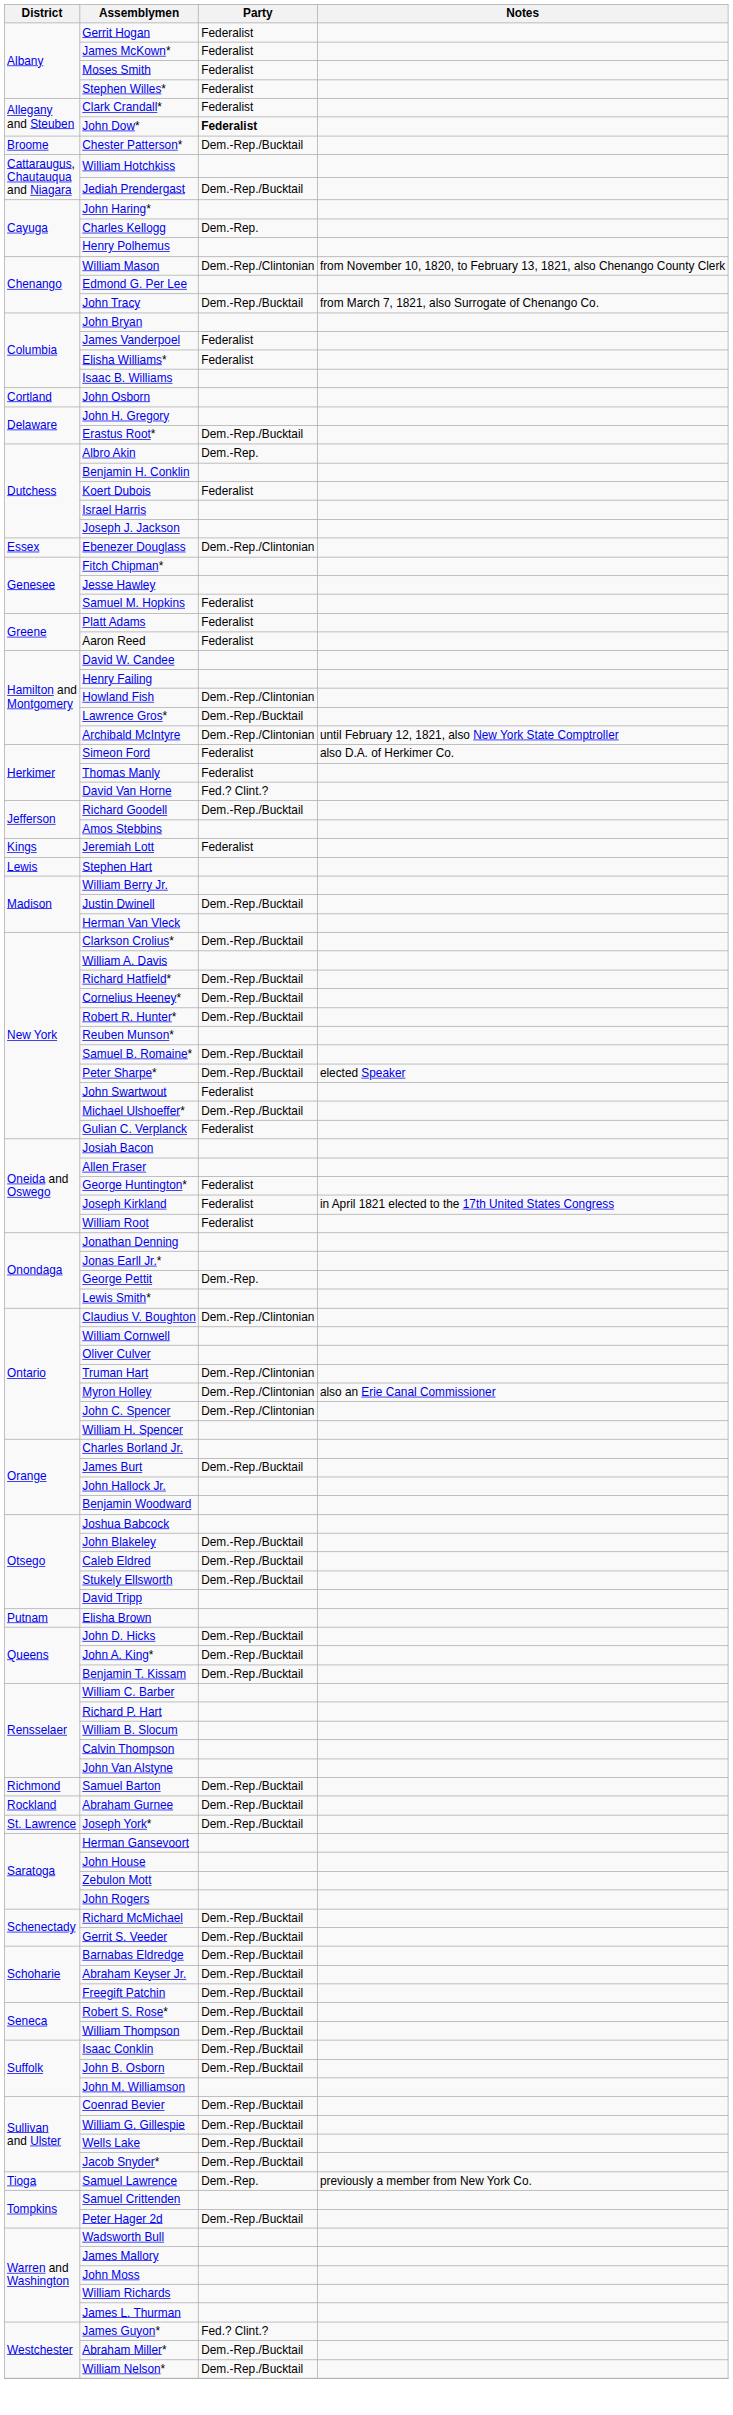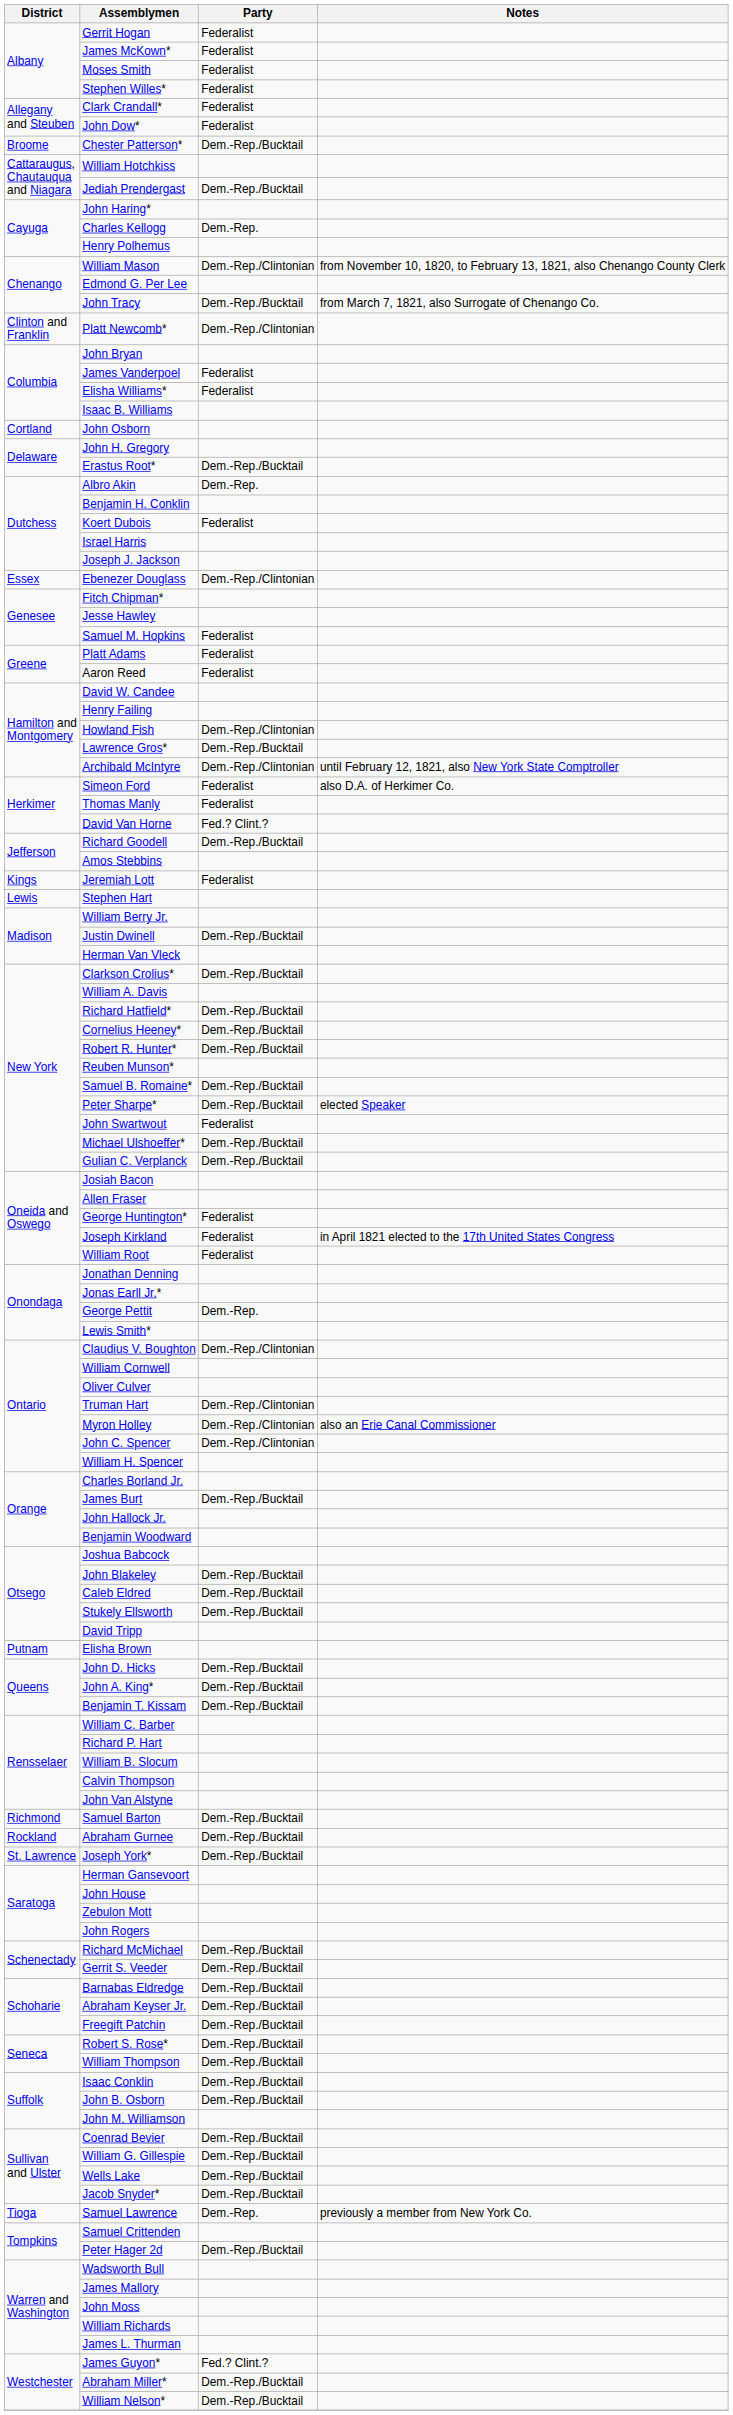(229, 126) bold -> (227, 126) normal
+ row: (124, 328)
(227, 1129) Federalist -> (252, 1161) Dem.-Rep./Bucktail
